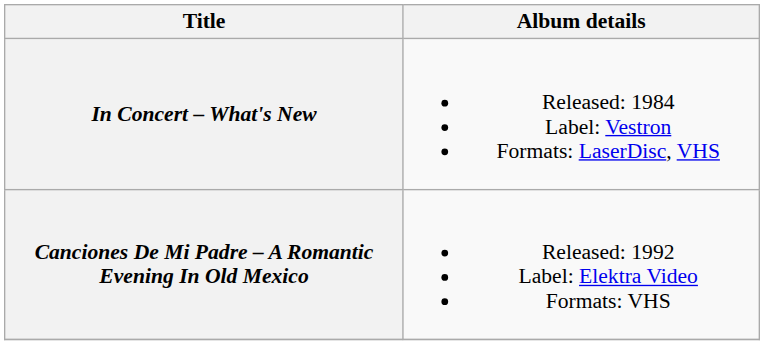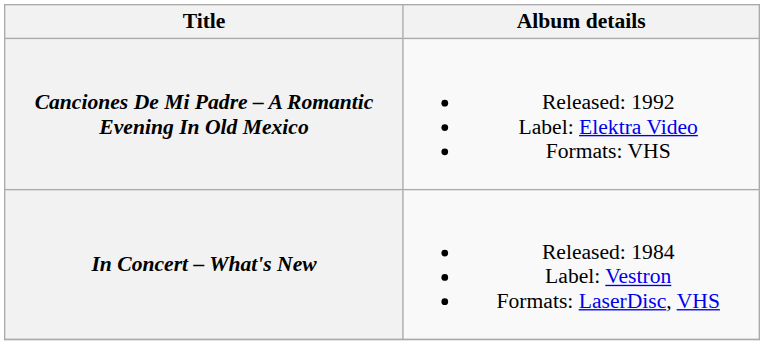rows swapped: (204, 113) <-> (204, 264)
